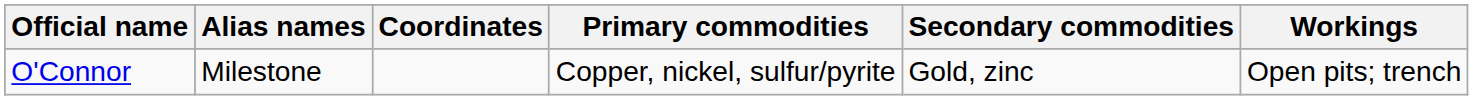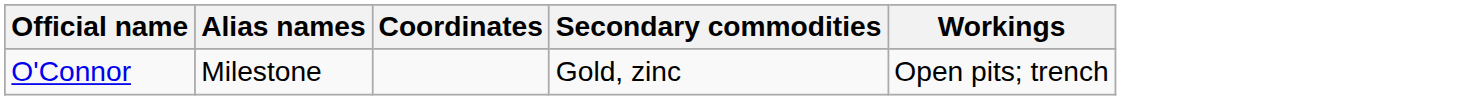- column: (726, 26)
